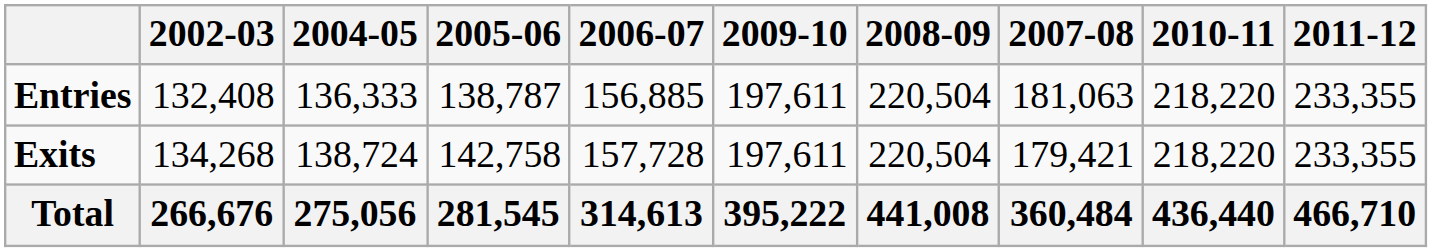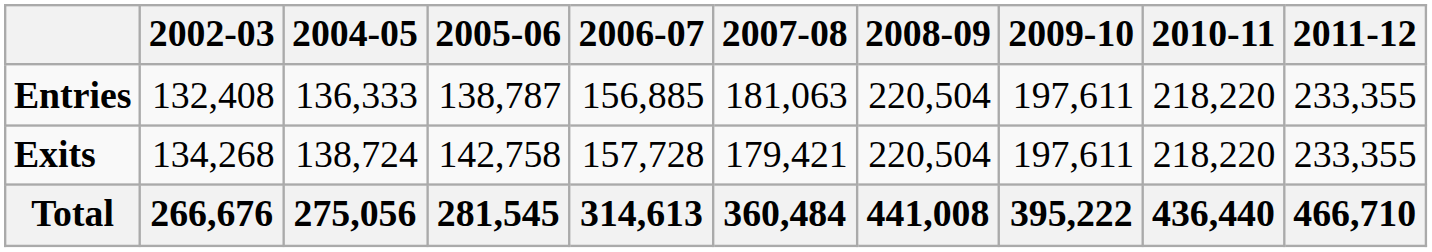columns swapped: (1071, 34) <-> (785, 34)
